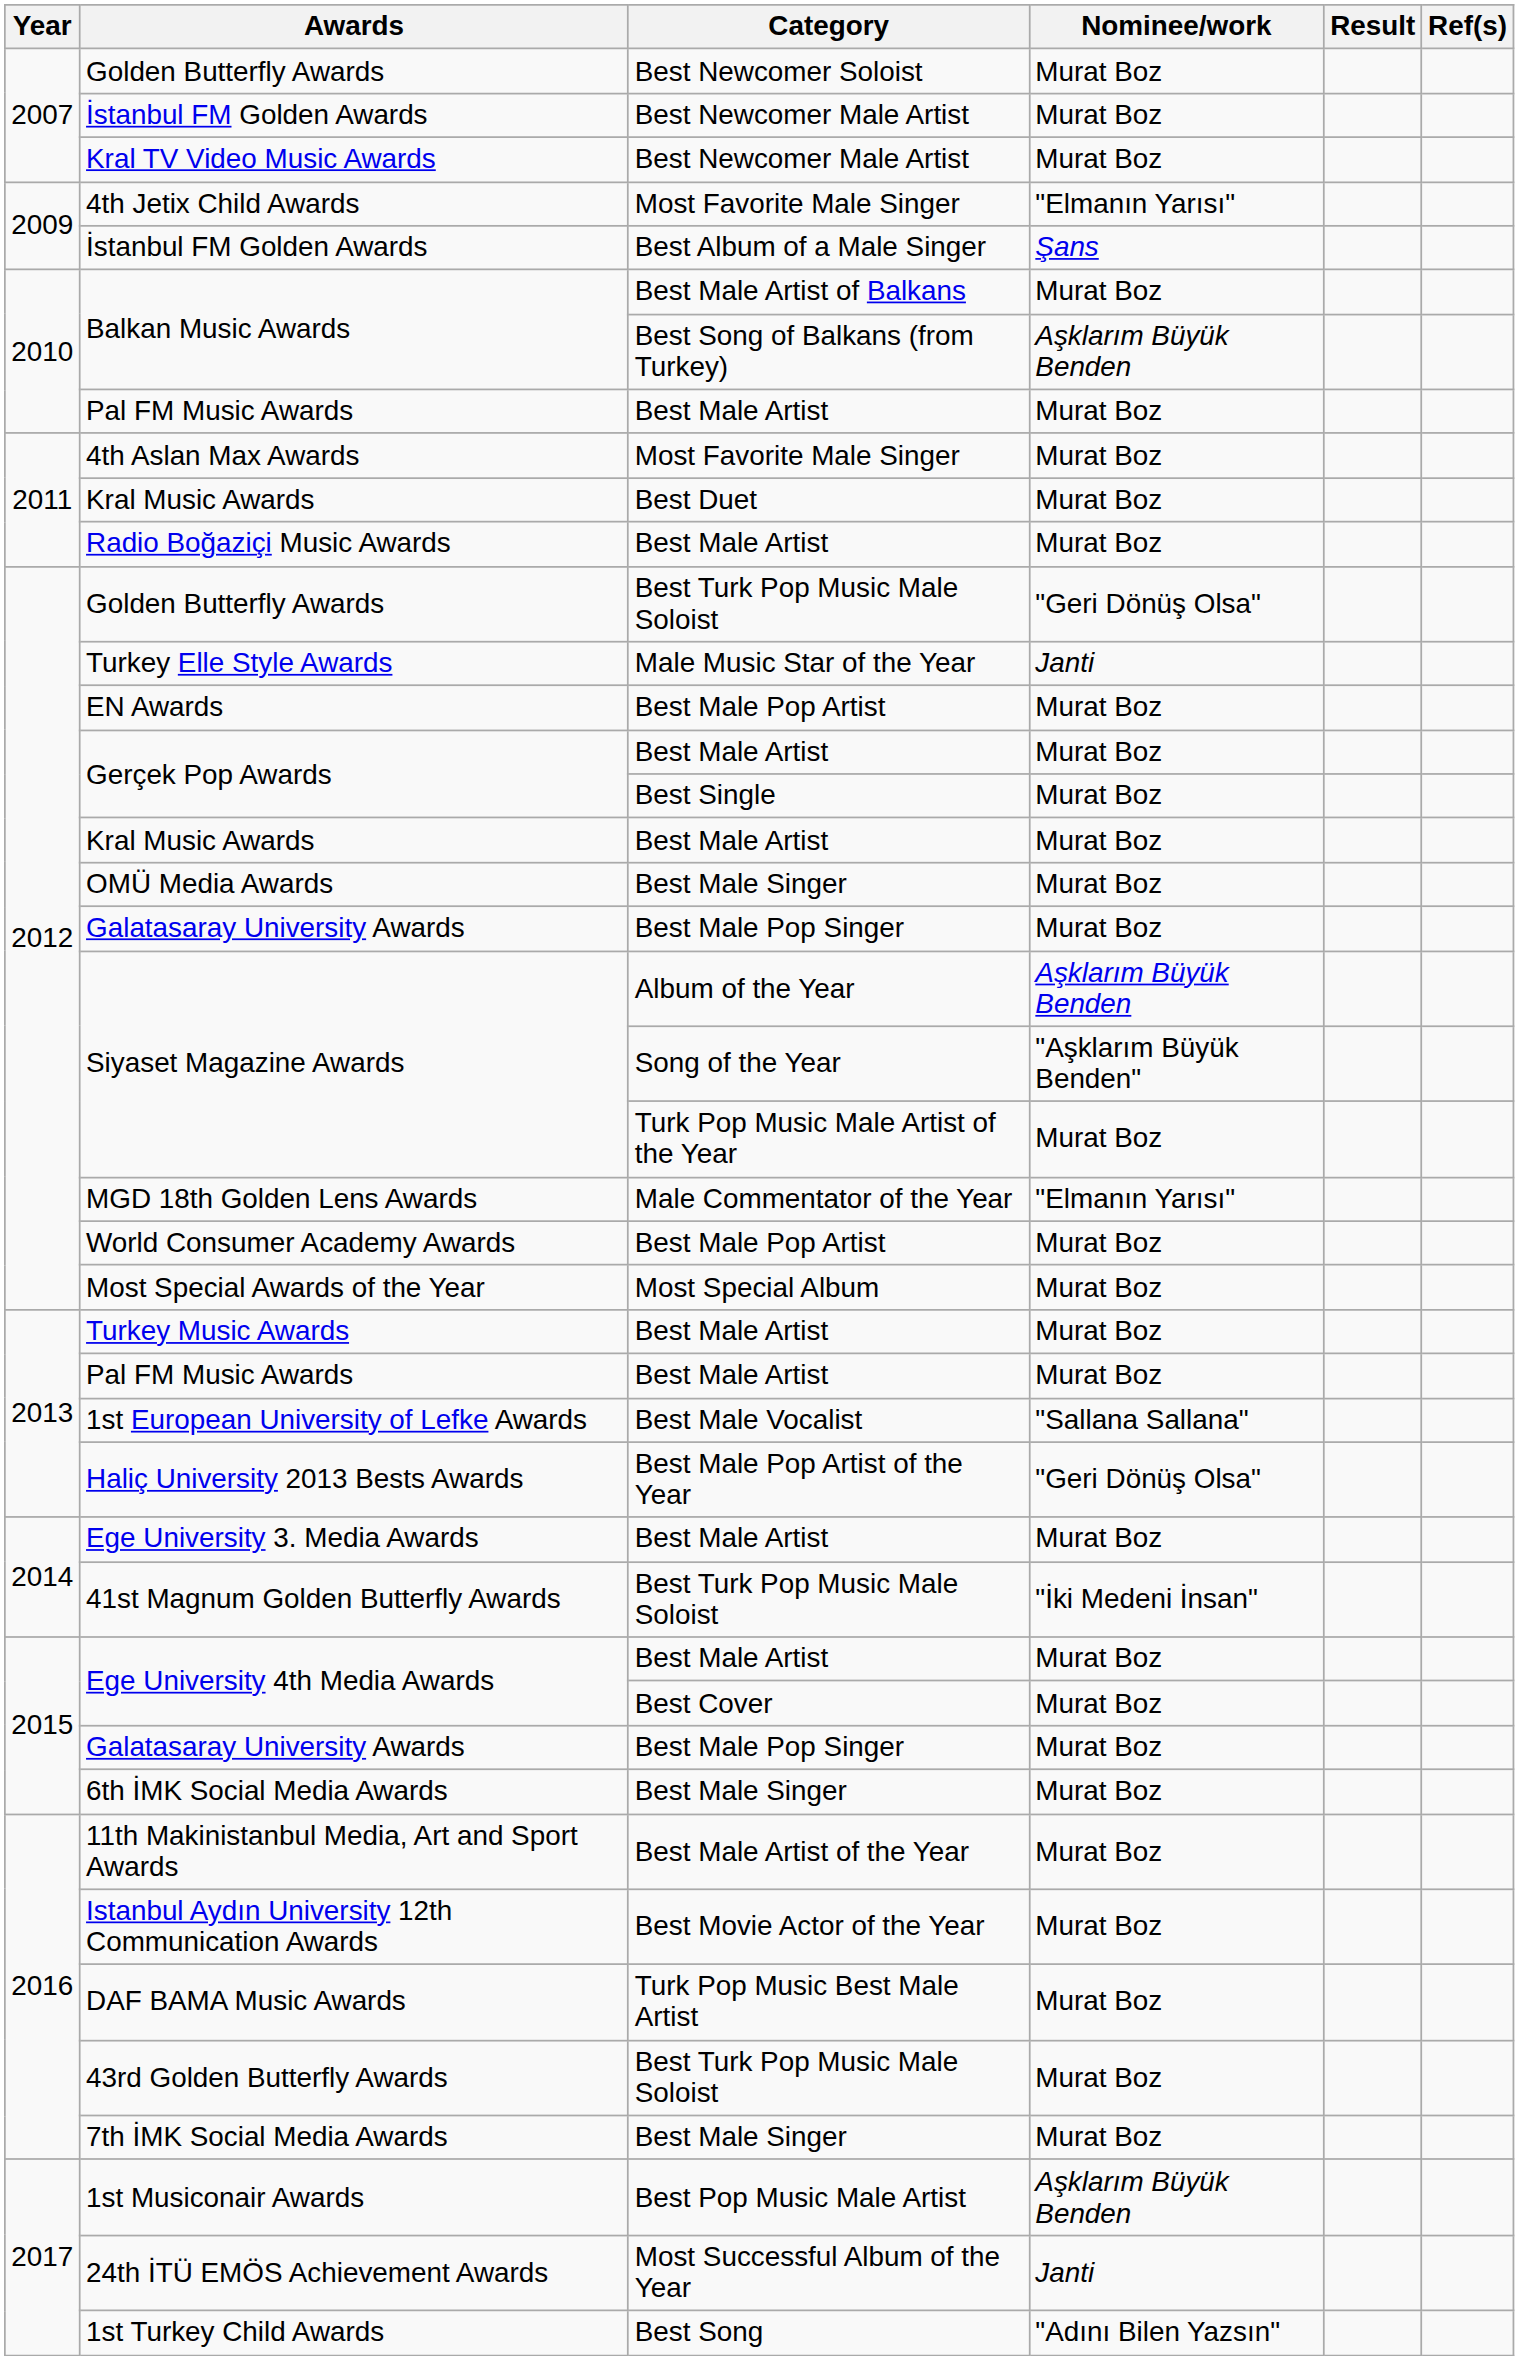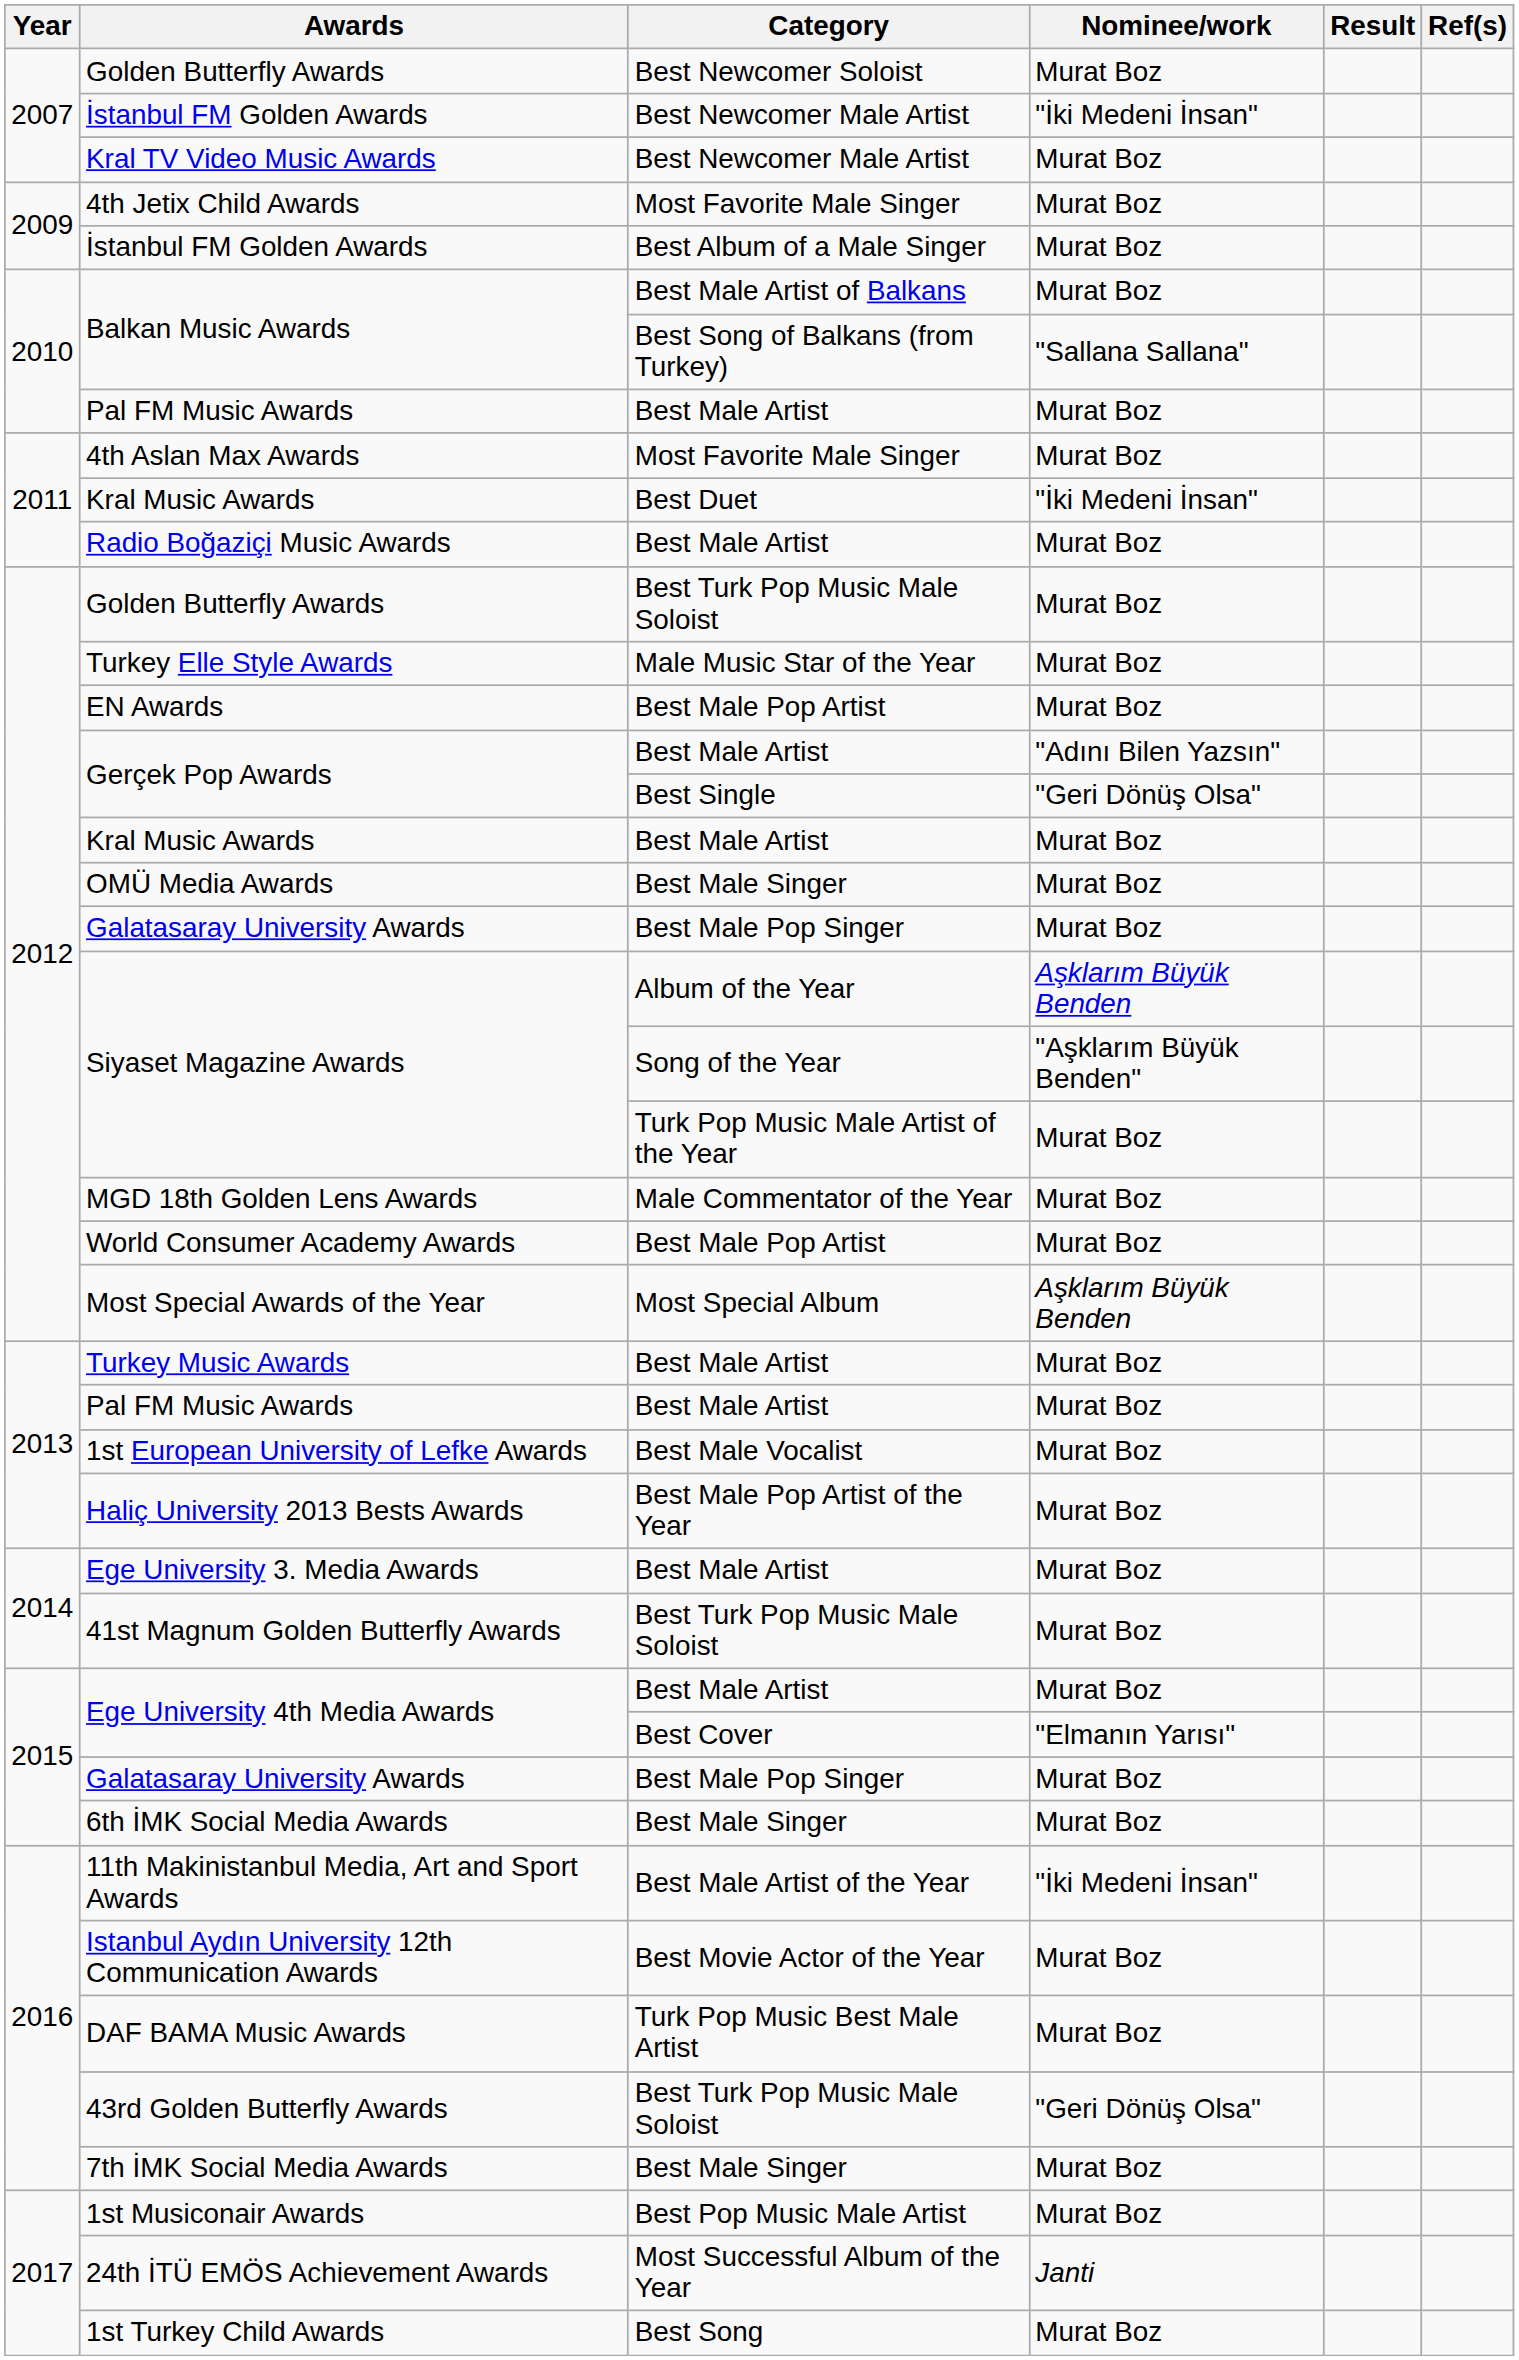(1099, 114) Murat Boz -> (1147, 114) "İki Medeni İnsan"
(1135, 203) "Elmanın Yarısı" -> (1099, 203) Murat Boz
(1067, 247) Şans -> (1099, 247) Murat Boz
(1132, 351) Aşklarım Büyük Benden -> (1142, 351) "Sallana Sallana"
(1099, 499) Murat Boz -> (1147, 499) "İki Medeni İnsan"
(1148, 603) "Geri Dönüş Olsa" -> (1099, 603) Murat Boz
(1065, 663) Janti -> (1099, 663) Murat Boz
(1099, 751) Murat Boz -> (1158, 751) "Adını Bilen Yazsın"
(1099, 795) Murat Boz -> (1148, 795) "Geri Dönüş Olsa"
(1135, 1198) "Elmanın Yarısı" -> (1099, 1198) Murat Boz
(1099, 1286) Murat Boz -> (1132, 1302) Aşklarım Büyük Benden
(1142, 1419) "Sallana Sallana" -> (1099, 1450) Murat Boz
(1148, 1479) "Geri Dönüş Olsa" -> (1099, 1510) Murat Boz
(1147, 1598) "İki Medeni İnsan" -> (1099, 1630) Murat Boz
(1099, 1702) Murat Boz -> (1135, 1734) "Elmanın Yarısı"
(1099, 1850) Murat Boz -> (1147, 1882) "İki Medeni İnsan"
(1099, 2077) Murat Boz -> (1148, 2108) "Geri Dönüş Olsa"
(1132, 2197) Aşklarım Büyük Benden -> (1099, 2212) Murat Boz
(1158, 2332) "Adını Bilen Yazsın" -> (1099, 2332) Murat Boz
